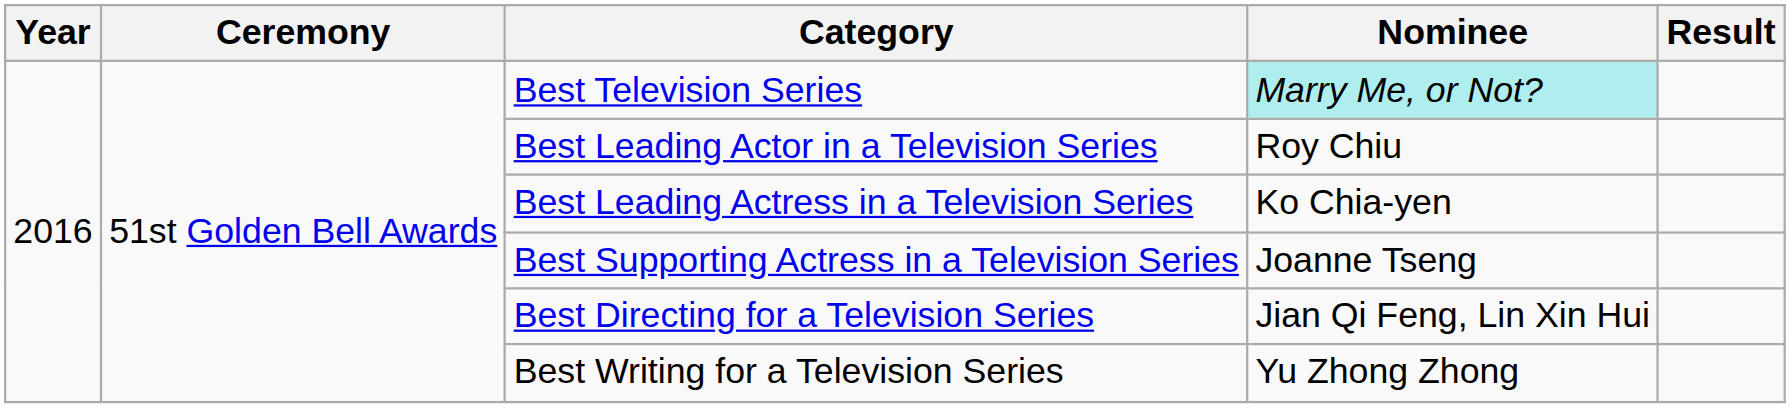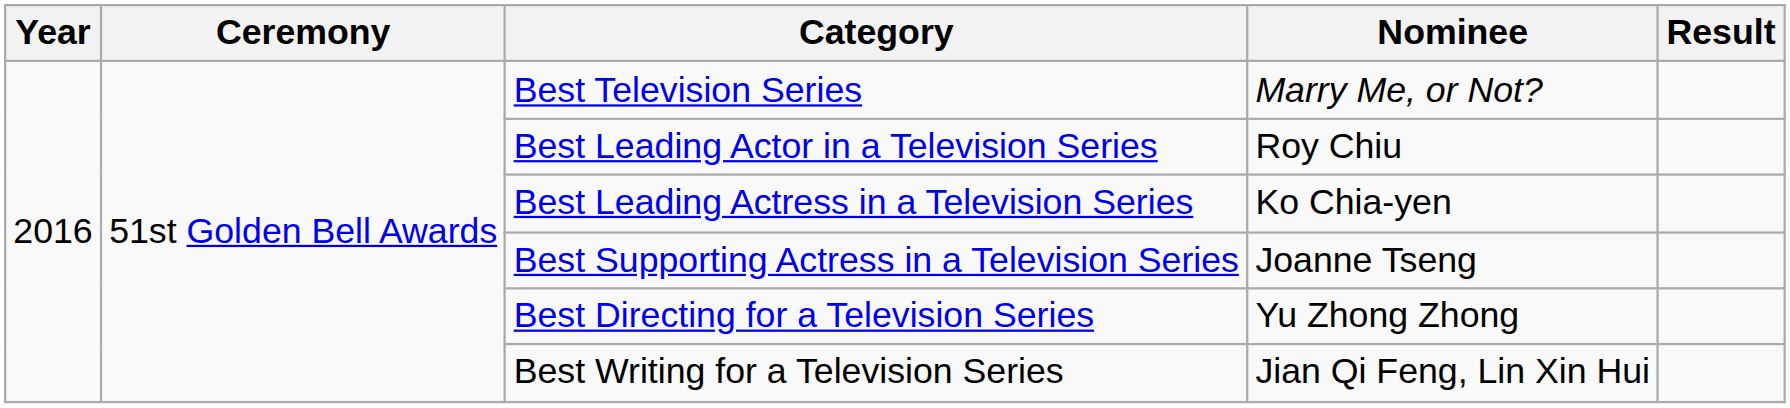(1399, 89) paleturquoise background -> (1399, 89) no background
(1453, 315) Jian Qi Feng, Lin Xin Hui -> (1387, 315) Yu Zhong Zhong
(1387, 372) Yu Zhong Zhong -> (1453, 372) Jian Qi Feng, Lin Xin Hui
